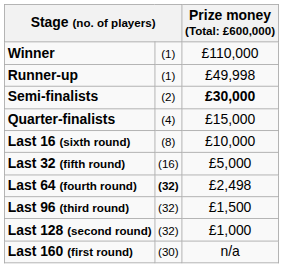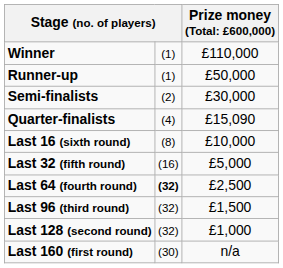(230, 75) £49,998 -> (230, 75) £50,000
(230, 97) bold -> (230, 97) normal
(230, 119) £15,000 -> (230, 119) £15,090
(230, 185) £2,498 -> (230, 185) £2,500
